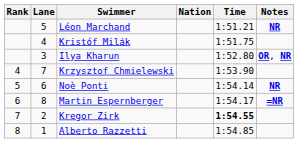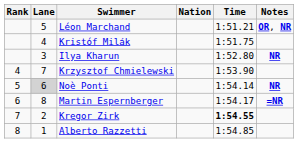(275, 27) NR -> (275, 27) OR, NR
(275, 56) OR, NR -> (275, 56) NR
(44, 86) no background -> (44, 86) lightgrey background
